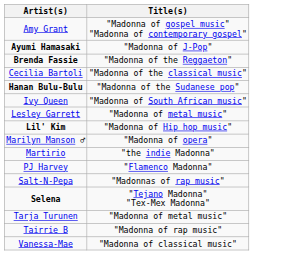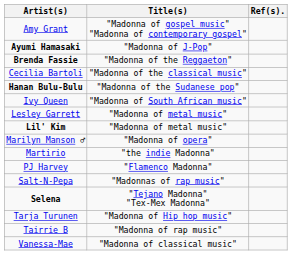+ column: (268, 11)
(168, 127) "Madonna of Hip hop music" -> (168, 127) "Madonna of metal music"
(168, 217) "Madonna of metal music" -> (168, 217) "Madonna of Hip hop music"
